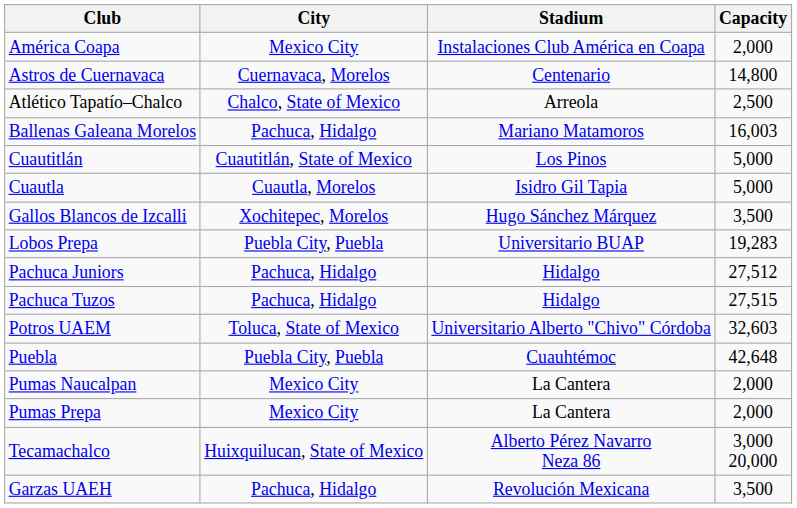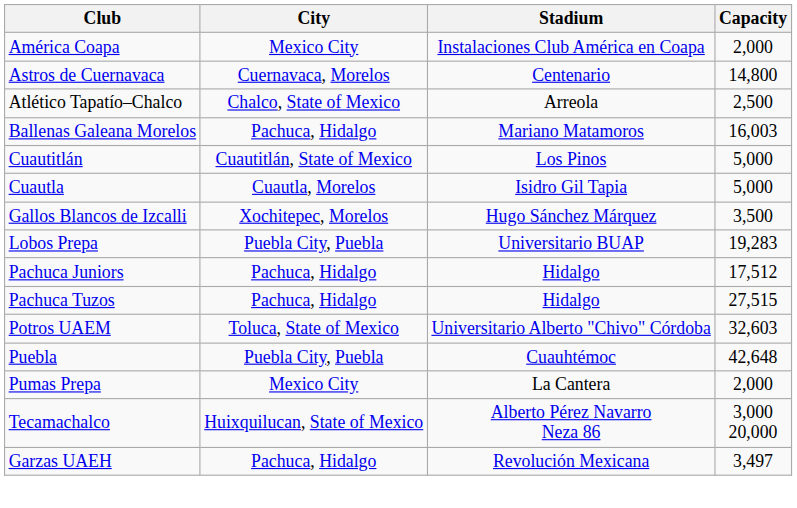(753, 272) 27,512 -> (753, 272) 17,512
- row: (73, 384)
(753, 489) 3,500 -> (753, 461) 3,497
